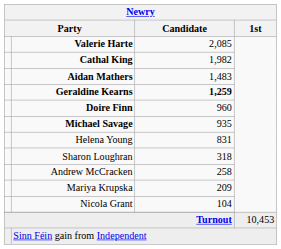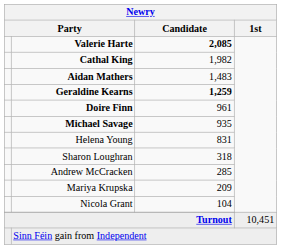(220, 44) normal -> (220, 44) bold
(224, 108) 960 -> (224, 108) 961
(224, 172) 258 -> (224, 172) 285
(260, 220) 10,453 -> (260, 220) 10,451
